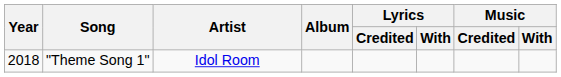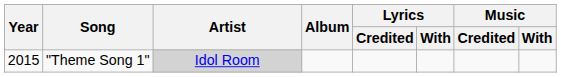(24, 60) 2018 -> (24, 60) 2015
(227, 60) no background -> (227, 60) lightgrey background
